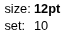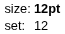(41, 26) 10 -> (41, 26) 12
